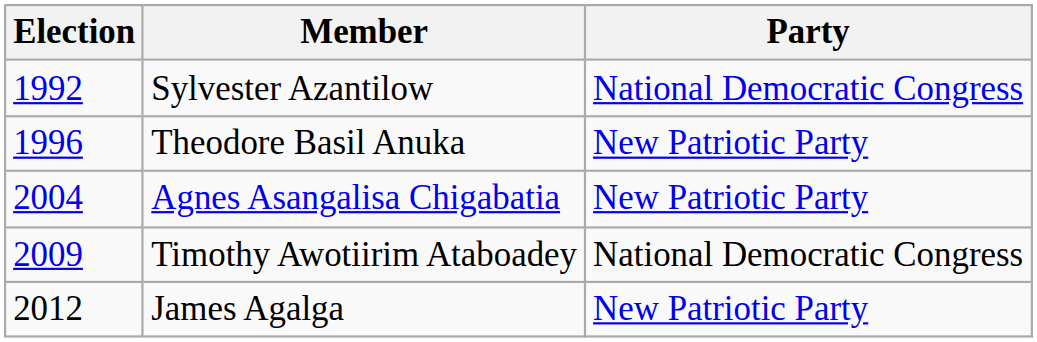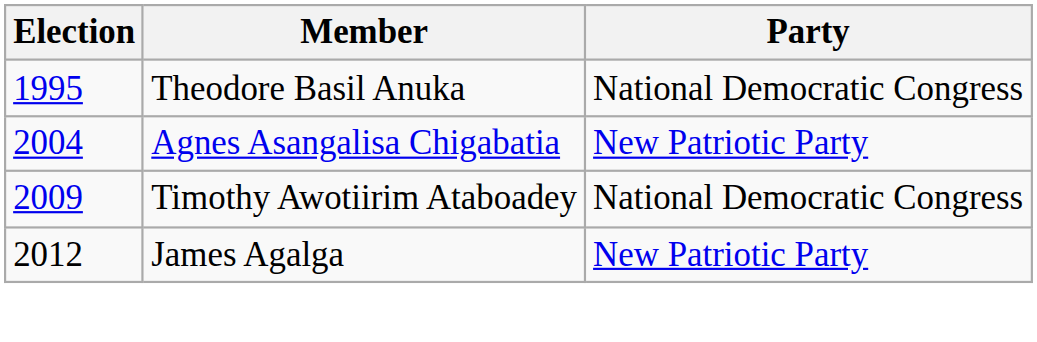- row: (292, 87)
(48, 142) 1996 -> (48, 87) 1995
(731, 142) New Patriotic Party -> (808, 87) National Democratic Congress
